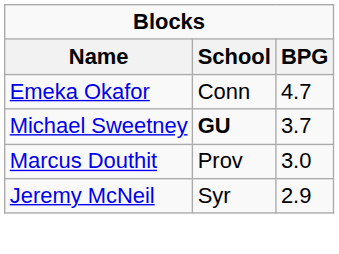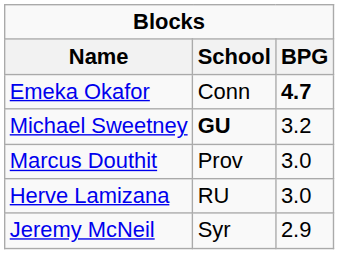(296, 91) normal -> (296, 91) bold
(296, 126) 3.7 -> (296, 126) 3.2
+ row: (90, 195)
